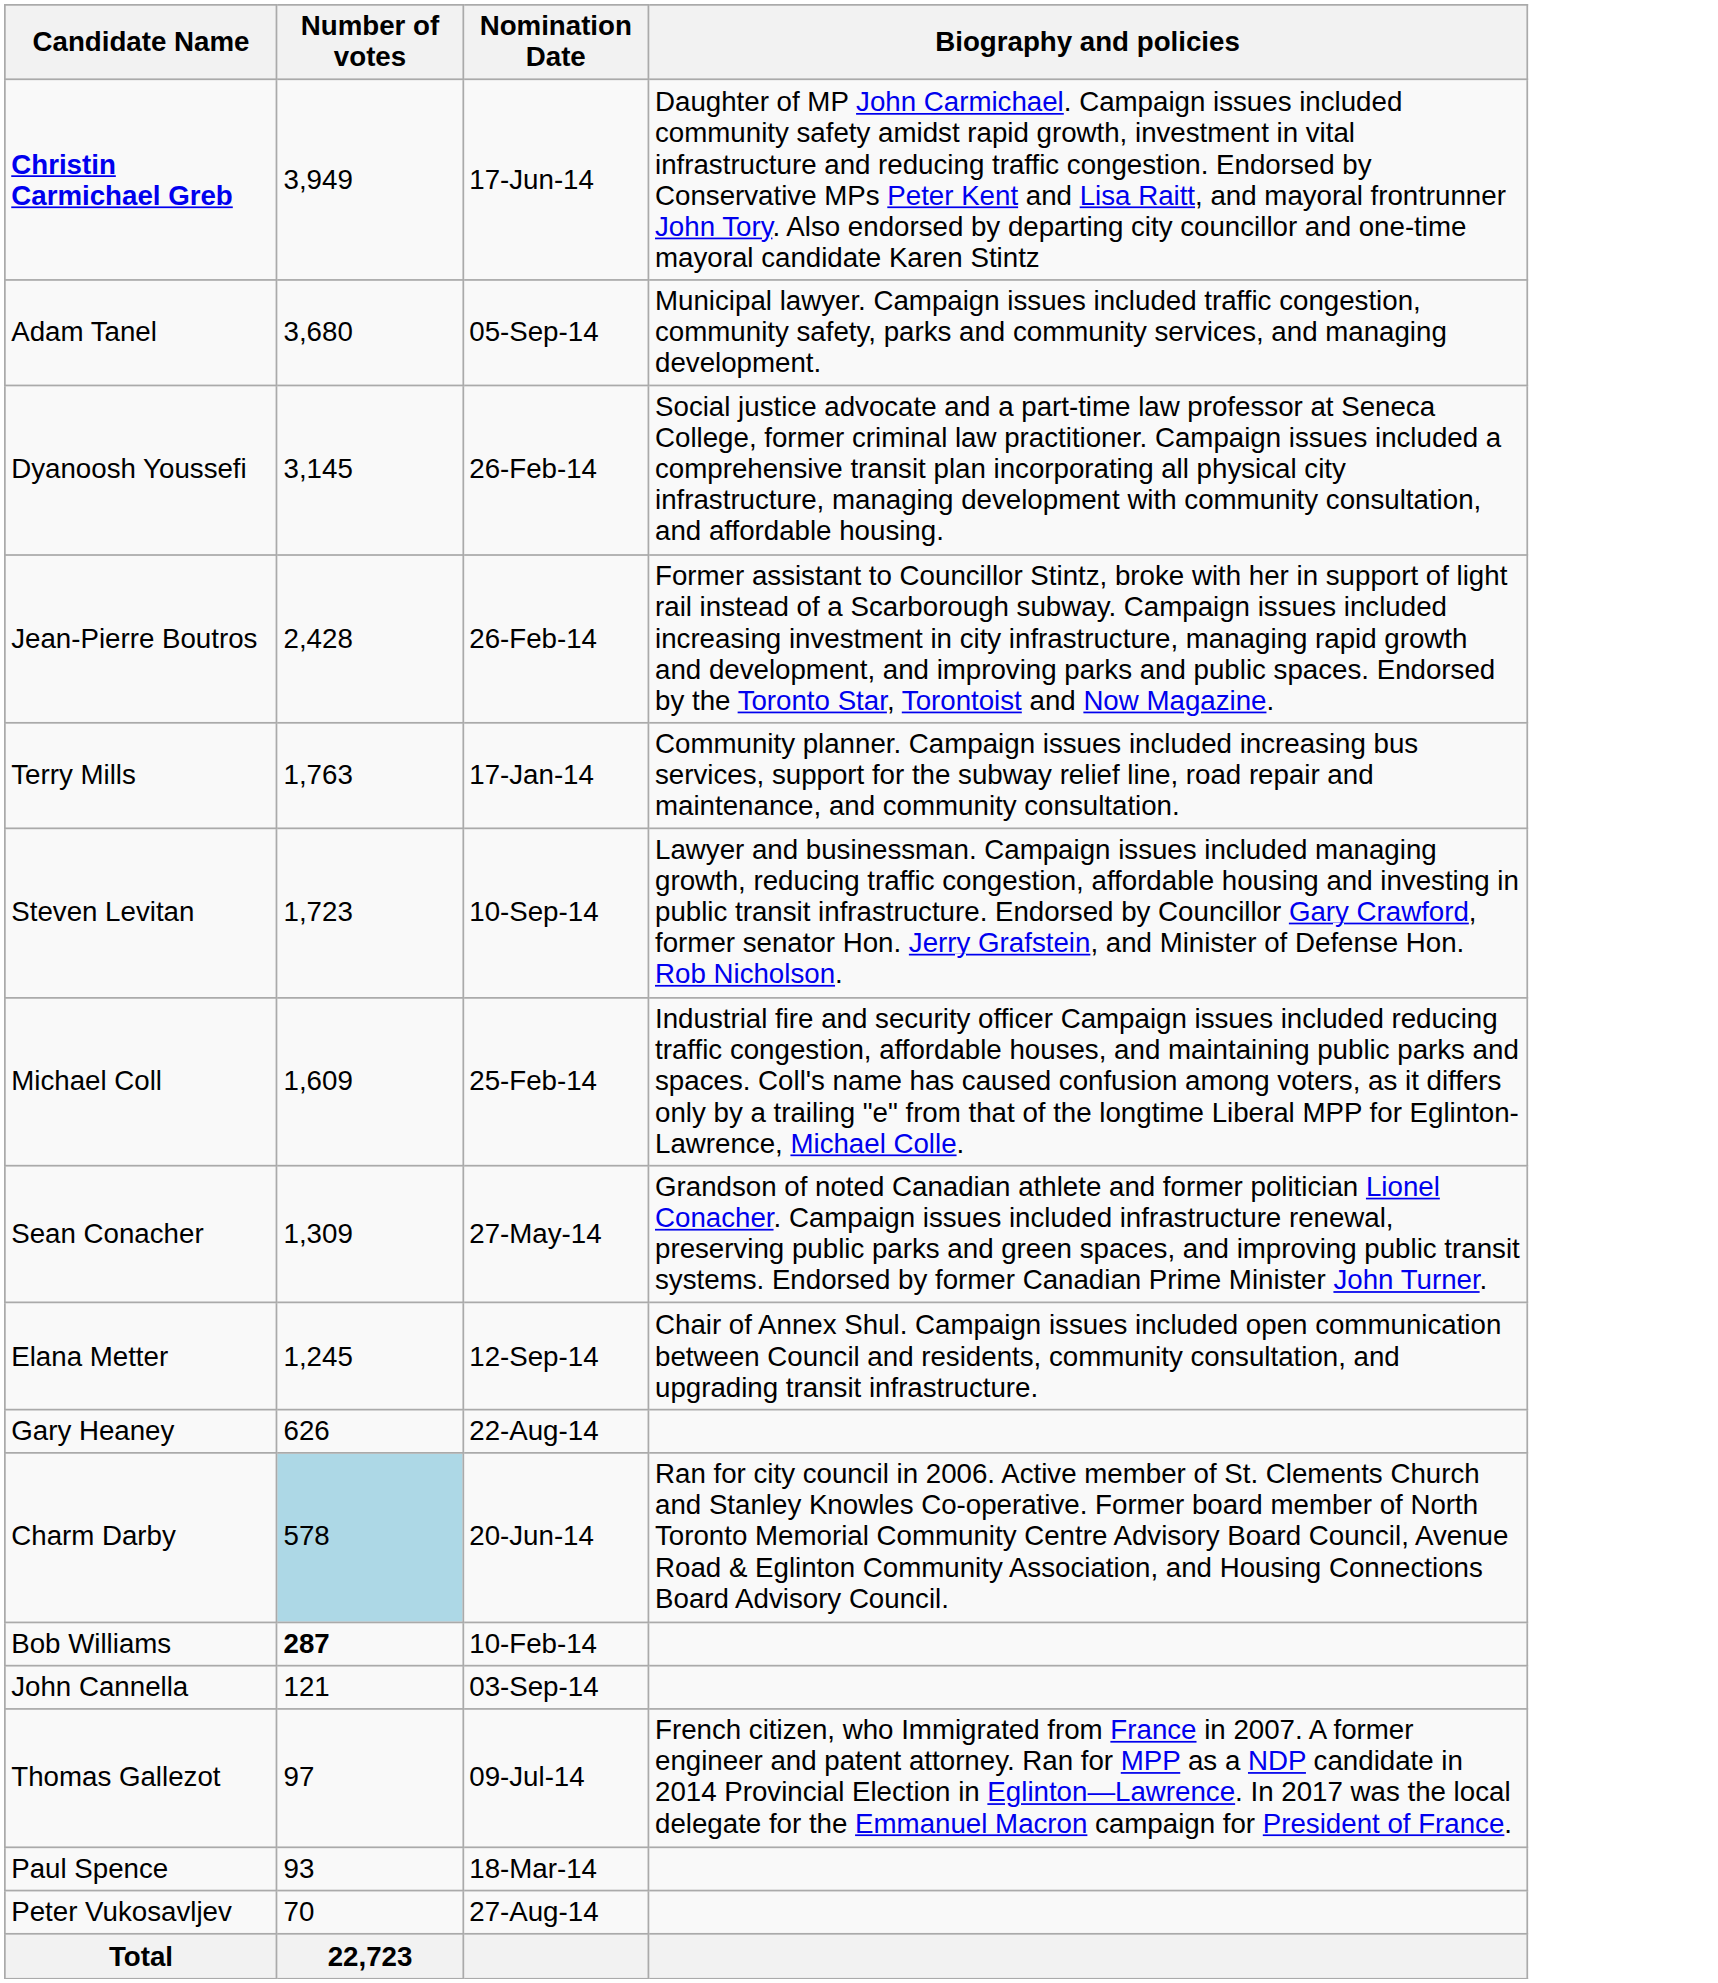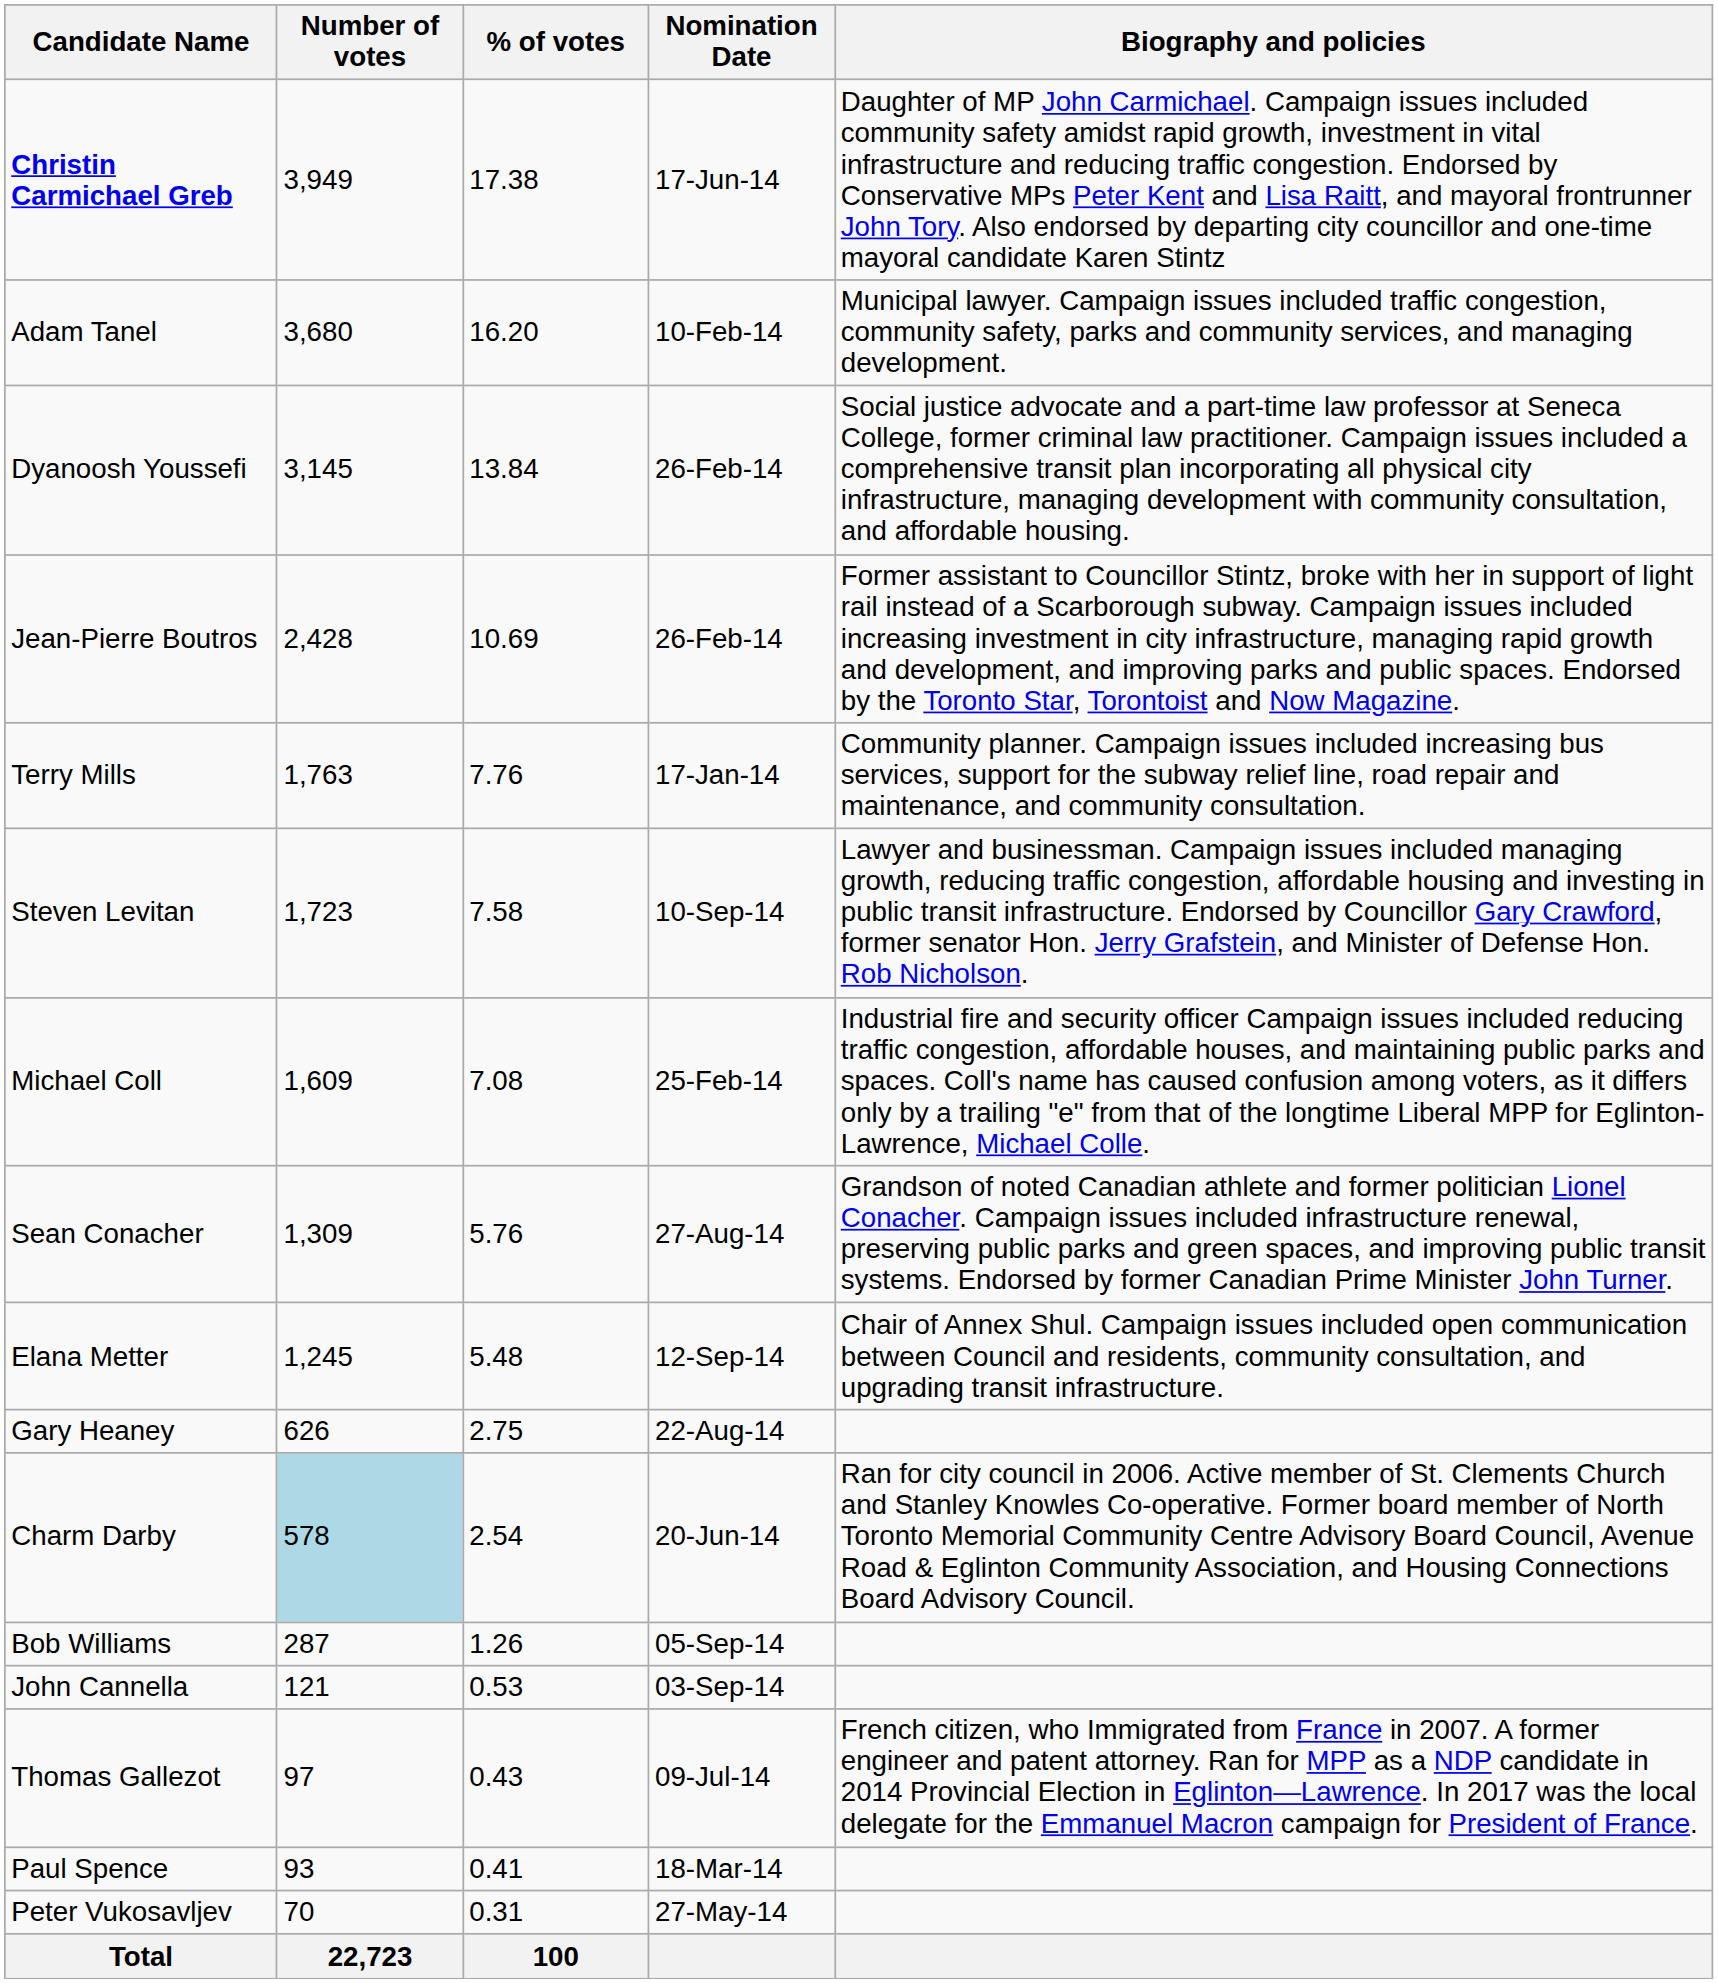+ column: (556, 42)
(534, 332) 05-Sep-14 -> (719, 332) 10-Feb-14
(535, 1233) 27-May-14 -> (720, 1233) 27-Aug-14
(307, 1643) bold -> (307, 1643) normal
(533, 1643) 10-Feb-14 -> (720, 1643) 05-Sep-14
(534, 1912) 27-Aug-14 -> (721, 1912) 27-May-14
